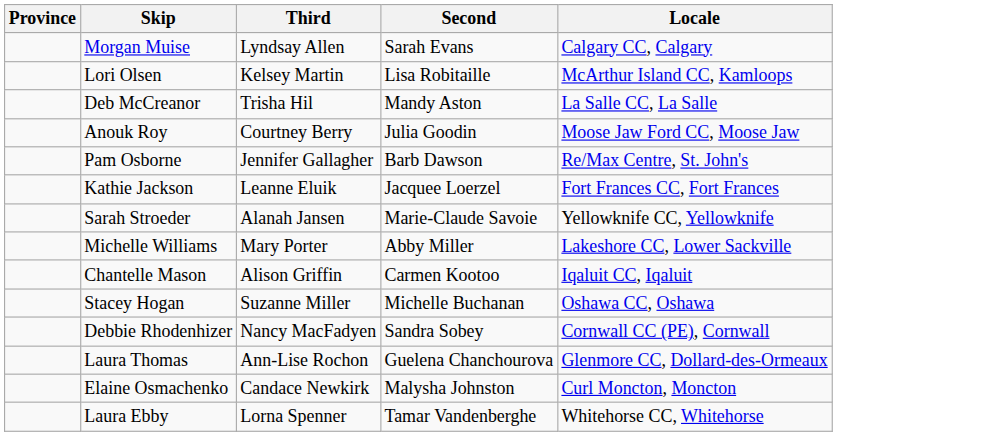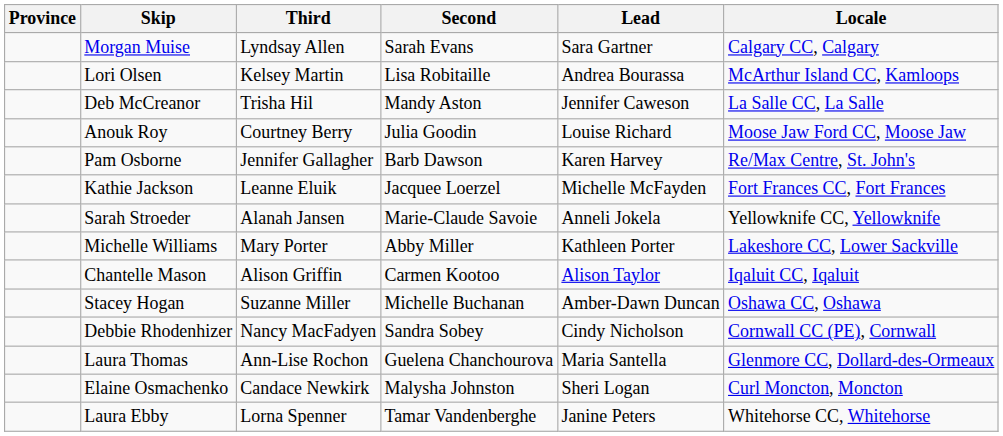+ column: (641, 18)
